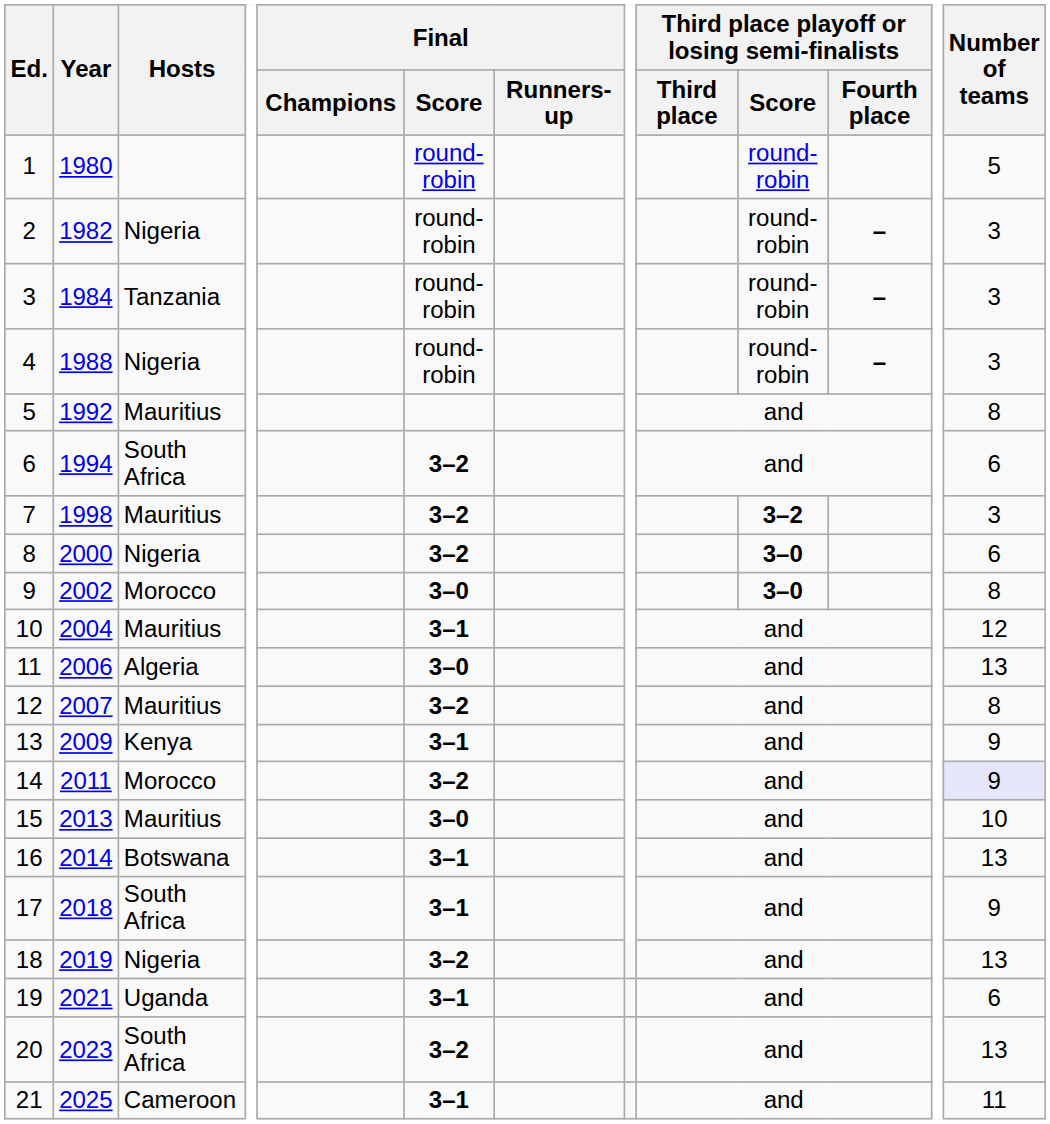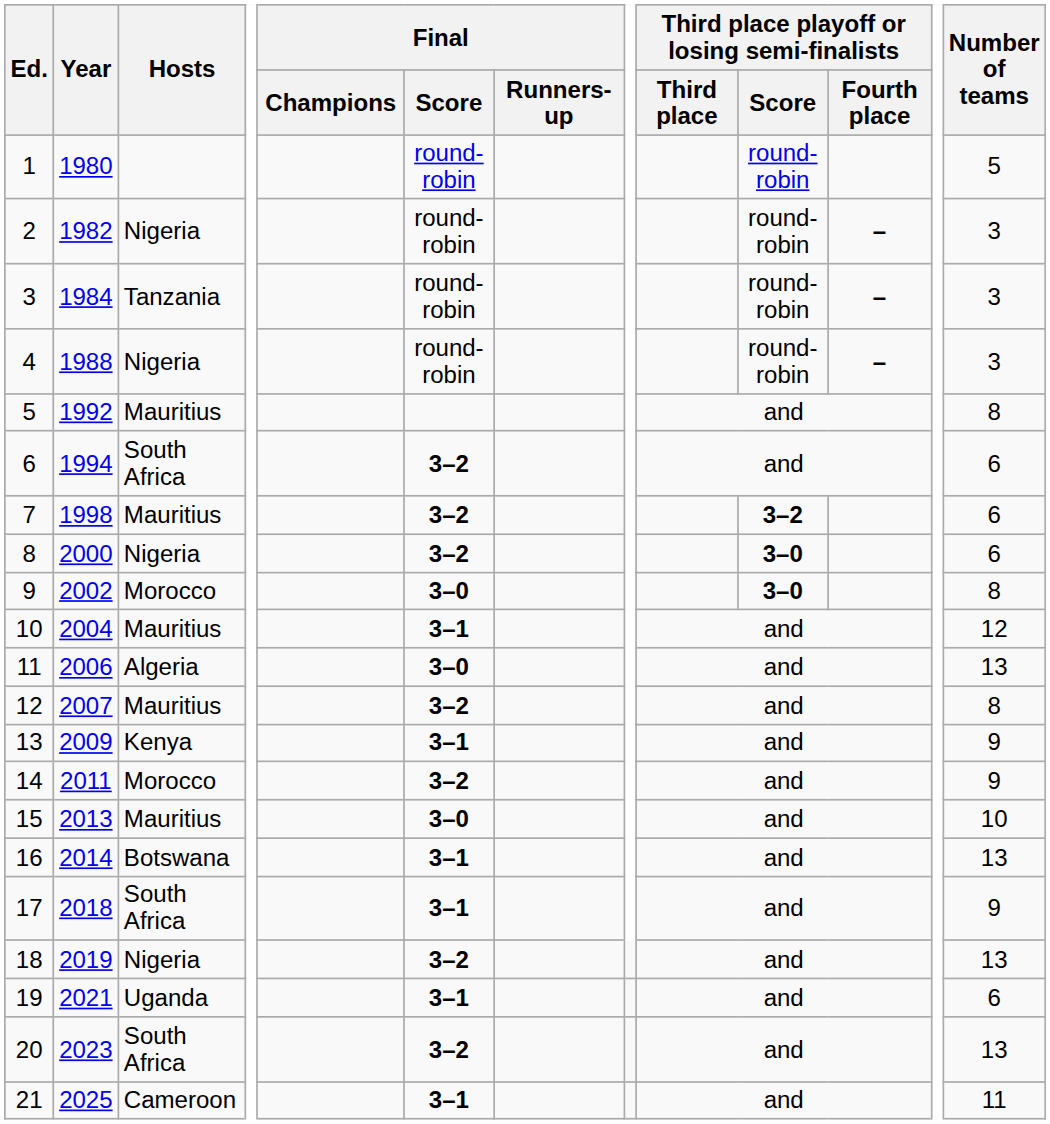(994, 515) 3 -> (994, 515) 6
(994, 781) lavender background -> (994, 781) no background
